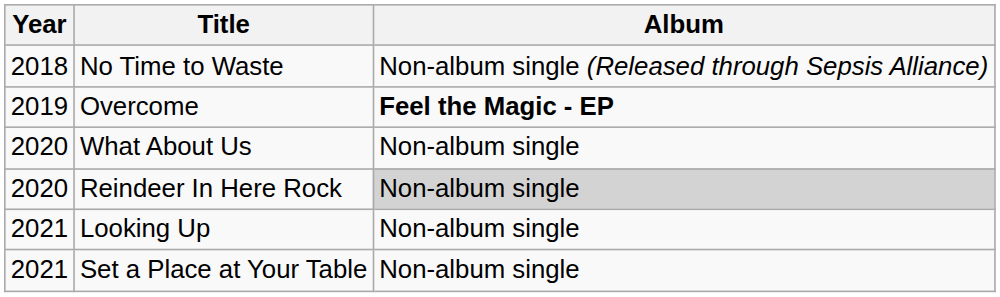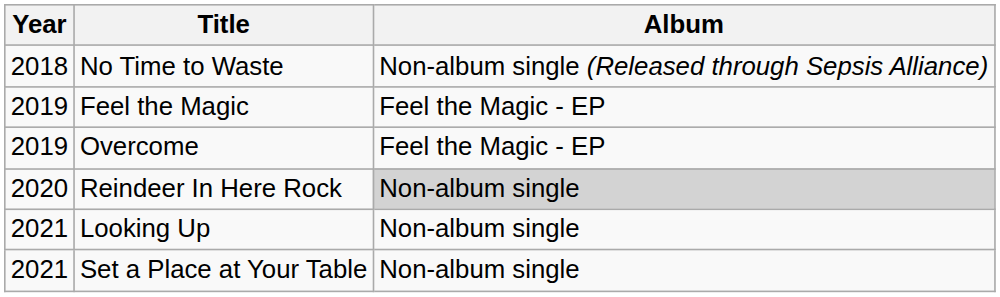+ row: (164, 106)
(497, 106) bold -> (492, 147) normal
- row: (166, 147)
